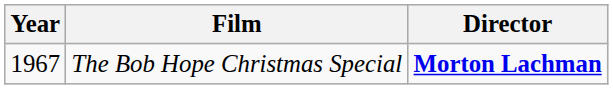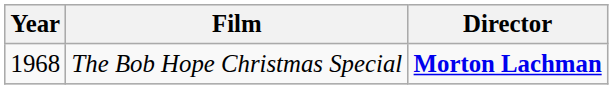(35, 63) 1967 -> (35, 63) 1968
